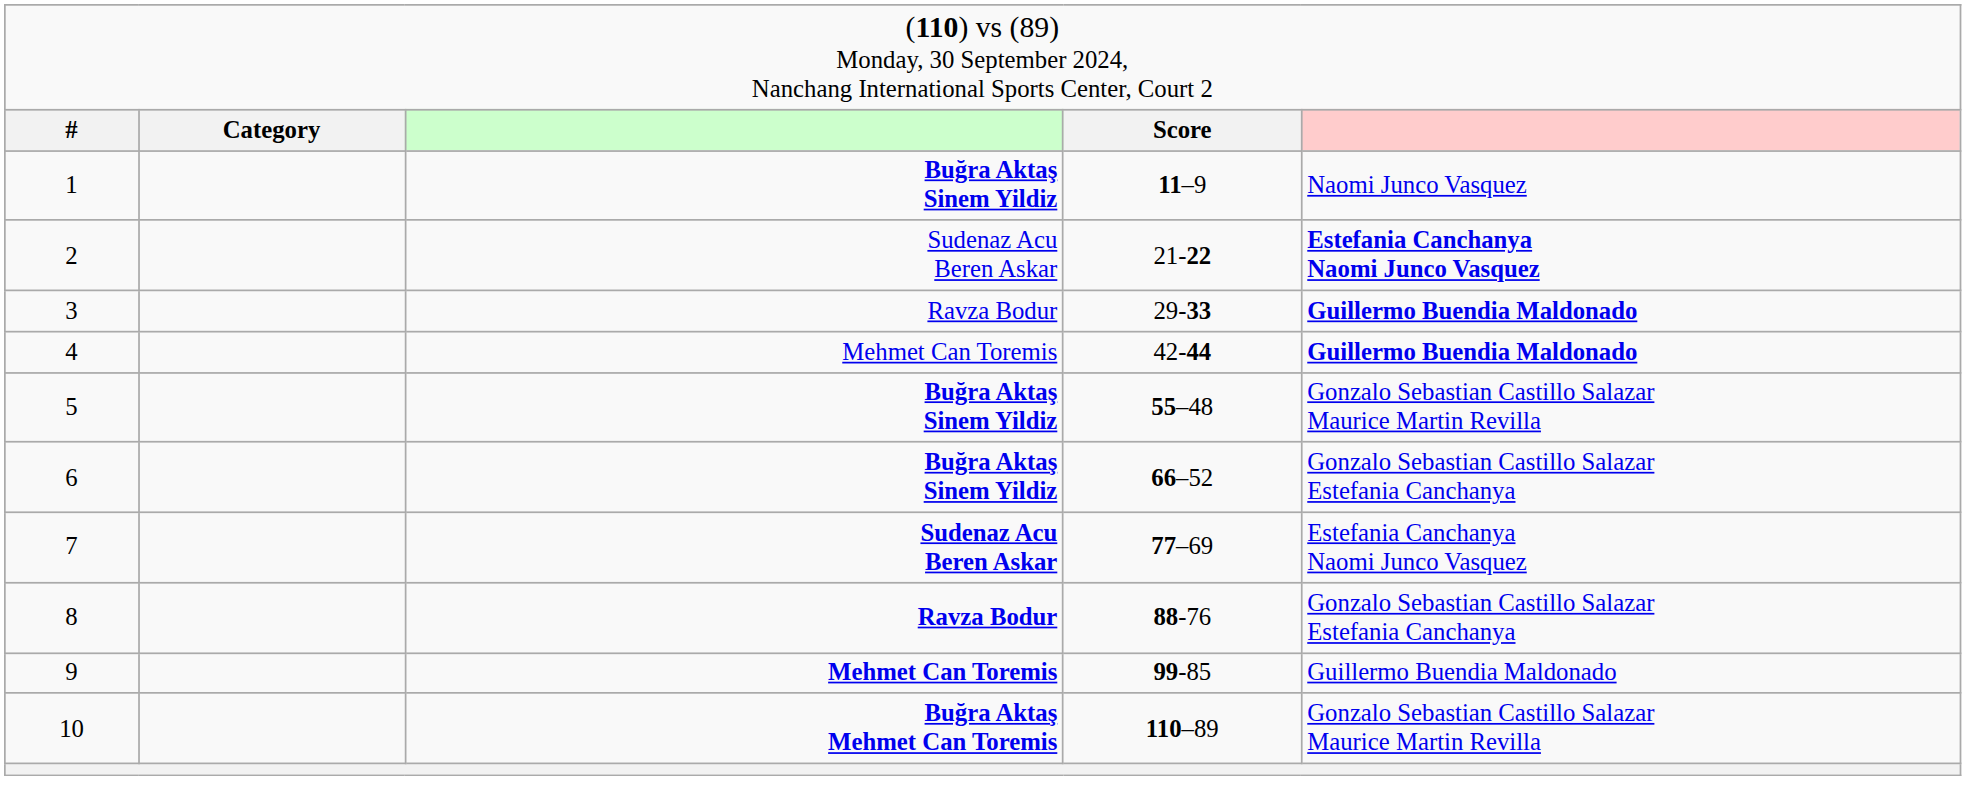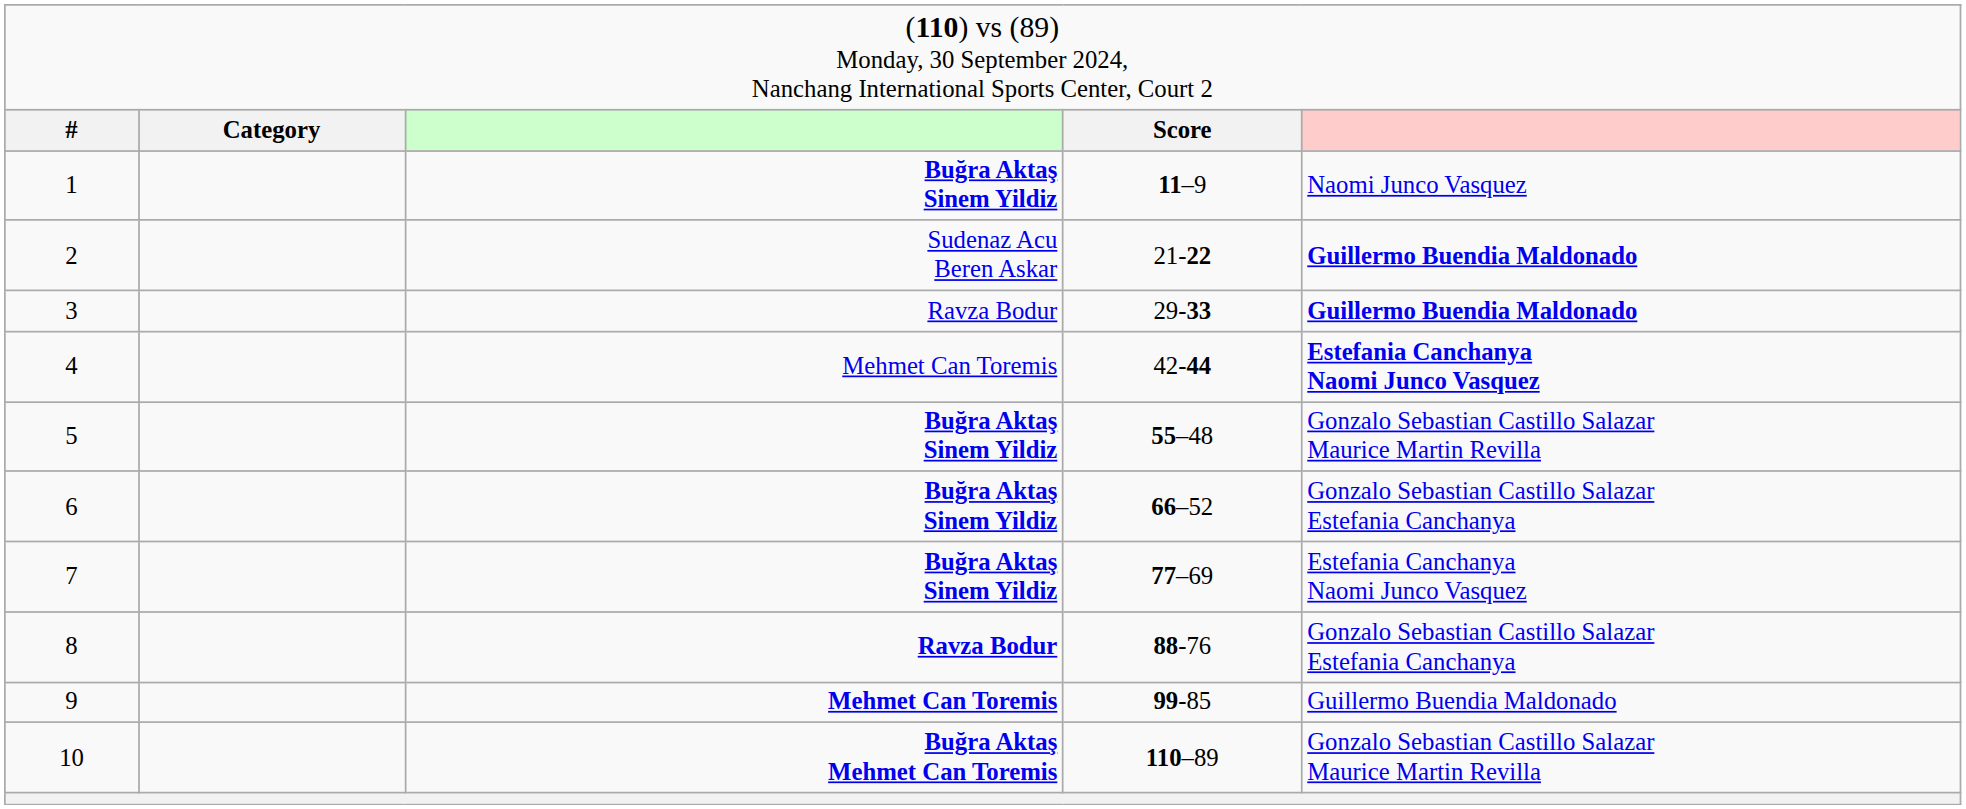(1423, 255) Estefania Canchanya Naomi Junco Vasquez -> (1472, 255) Guillermo Buendia Maldonado
(1472, 351) Guillermo Buendia Maldonado -> (1423, 366) Estefania Canchanya Naomi Junco Vasquez
(989, 547) Sudenaz Acu Beren Askar -> (991, 576) Buğra Aktaş Sinem Yildiz
